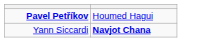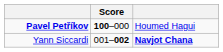+ column: (111, 12)
